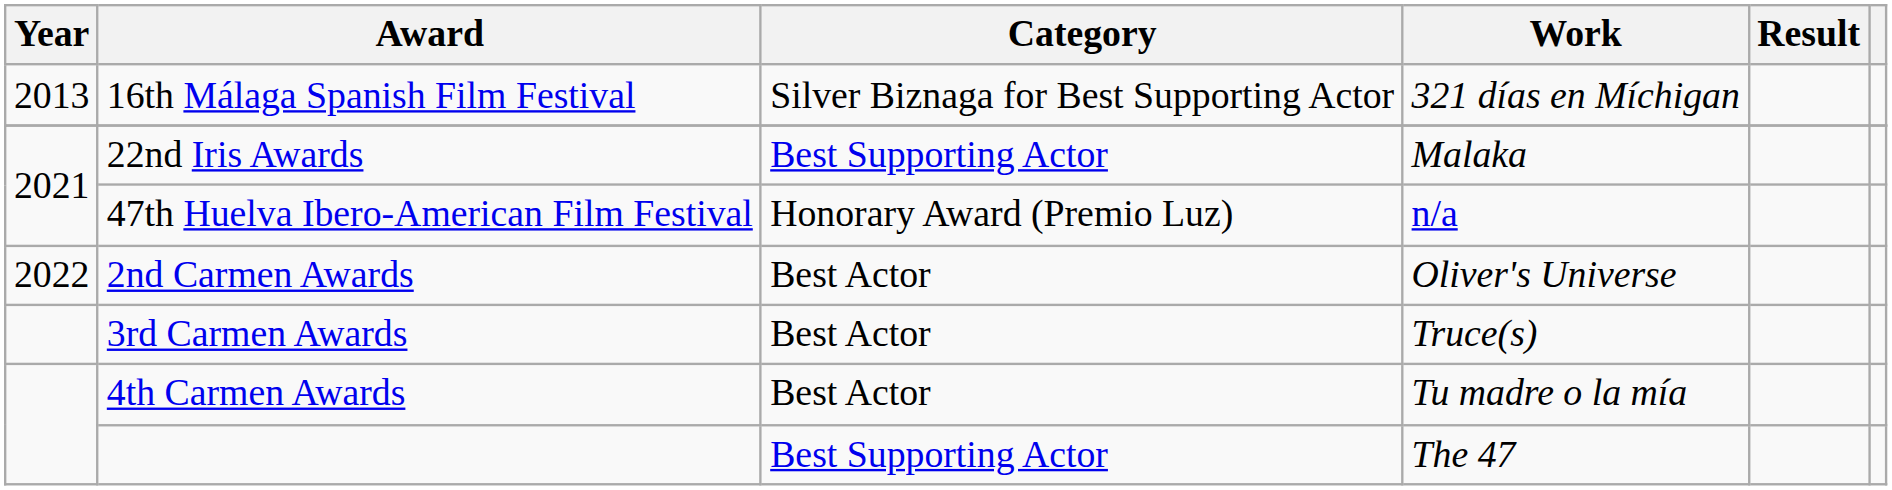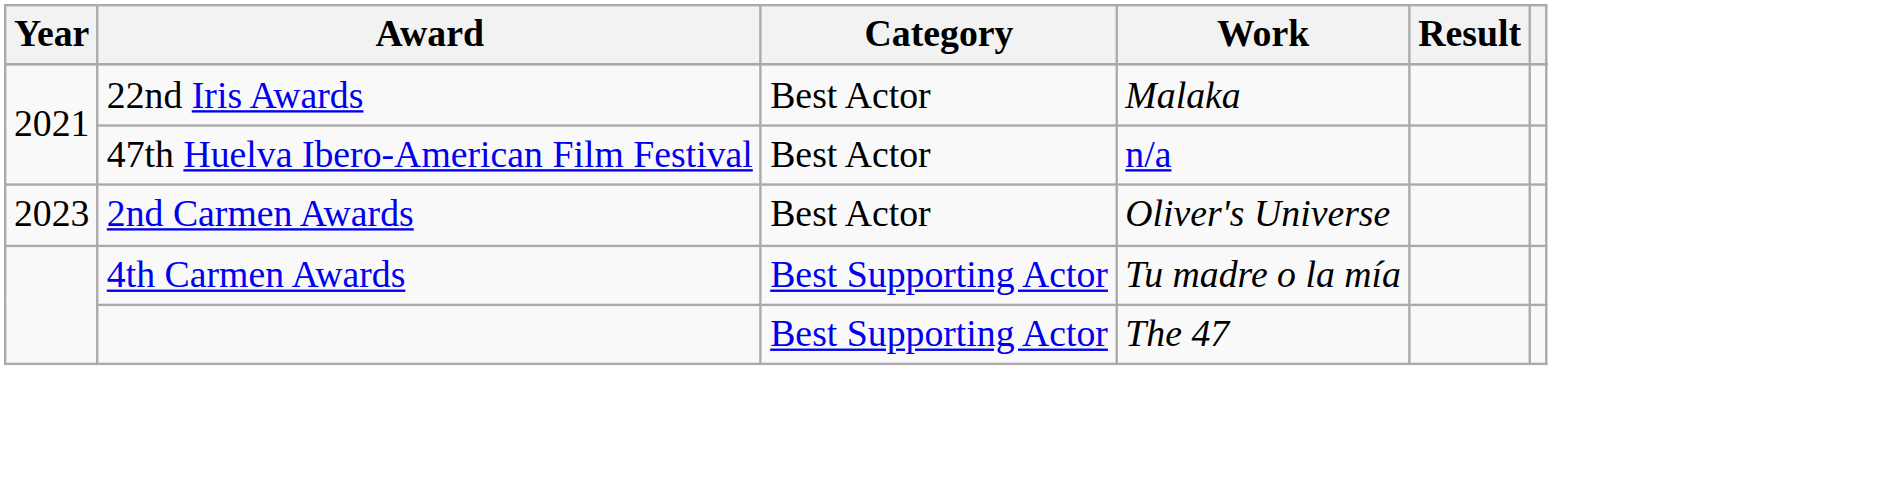- row: (371, 94)
(939, 154) Best Supporting Actor -> (850, 94) Best Actor
(1002, 214) Honorary Award (Premio Luz) -> (850, 154) Best Actor
(52, 273) 2022 -> (52, 214) 2023
- row: (257, 333)
(850, 393) Best Actor -> (939, 273) Best Supporting Actor
